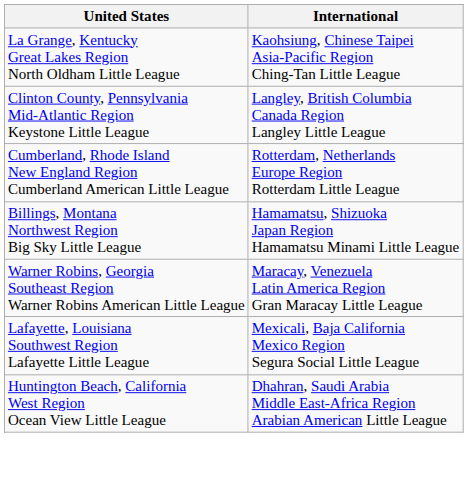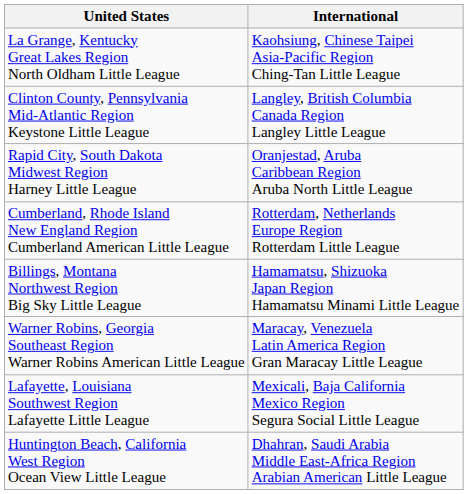+ row: (85, 172)
